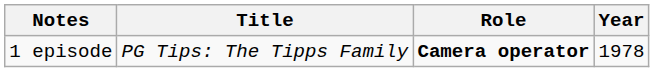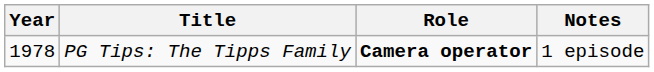columns swapped: (621, 20) <-> (61, 20)
